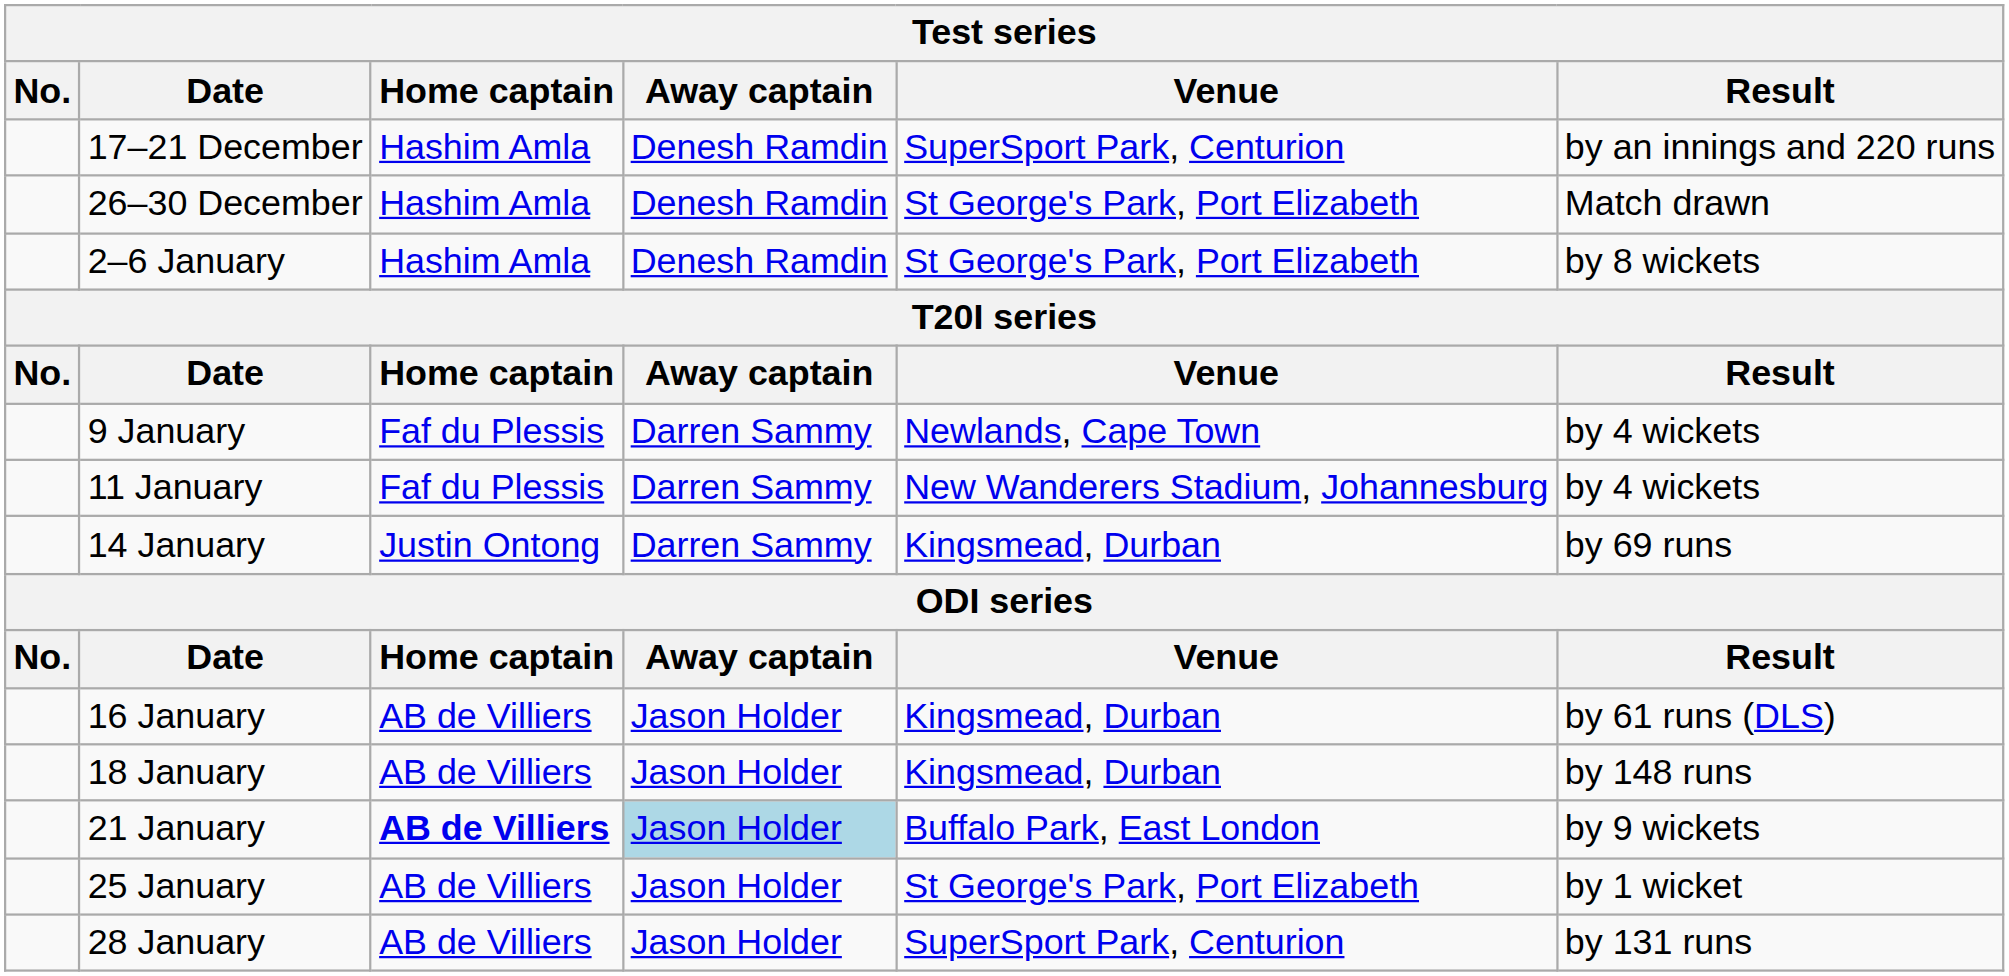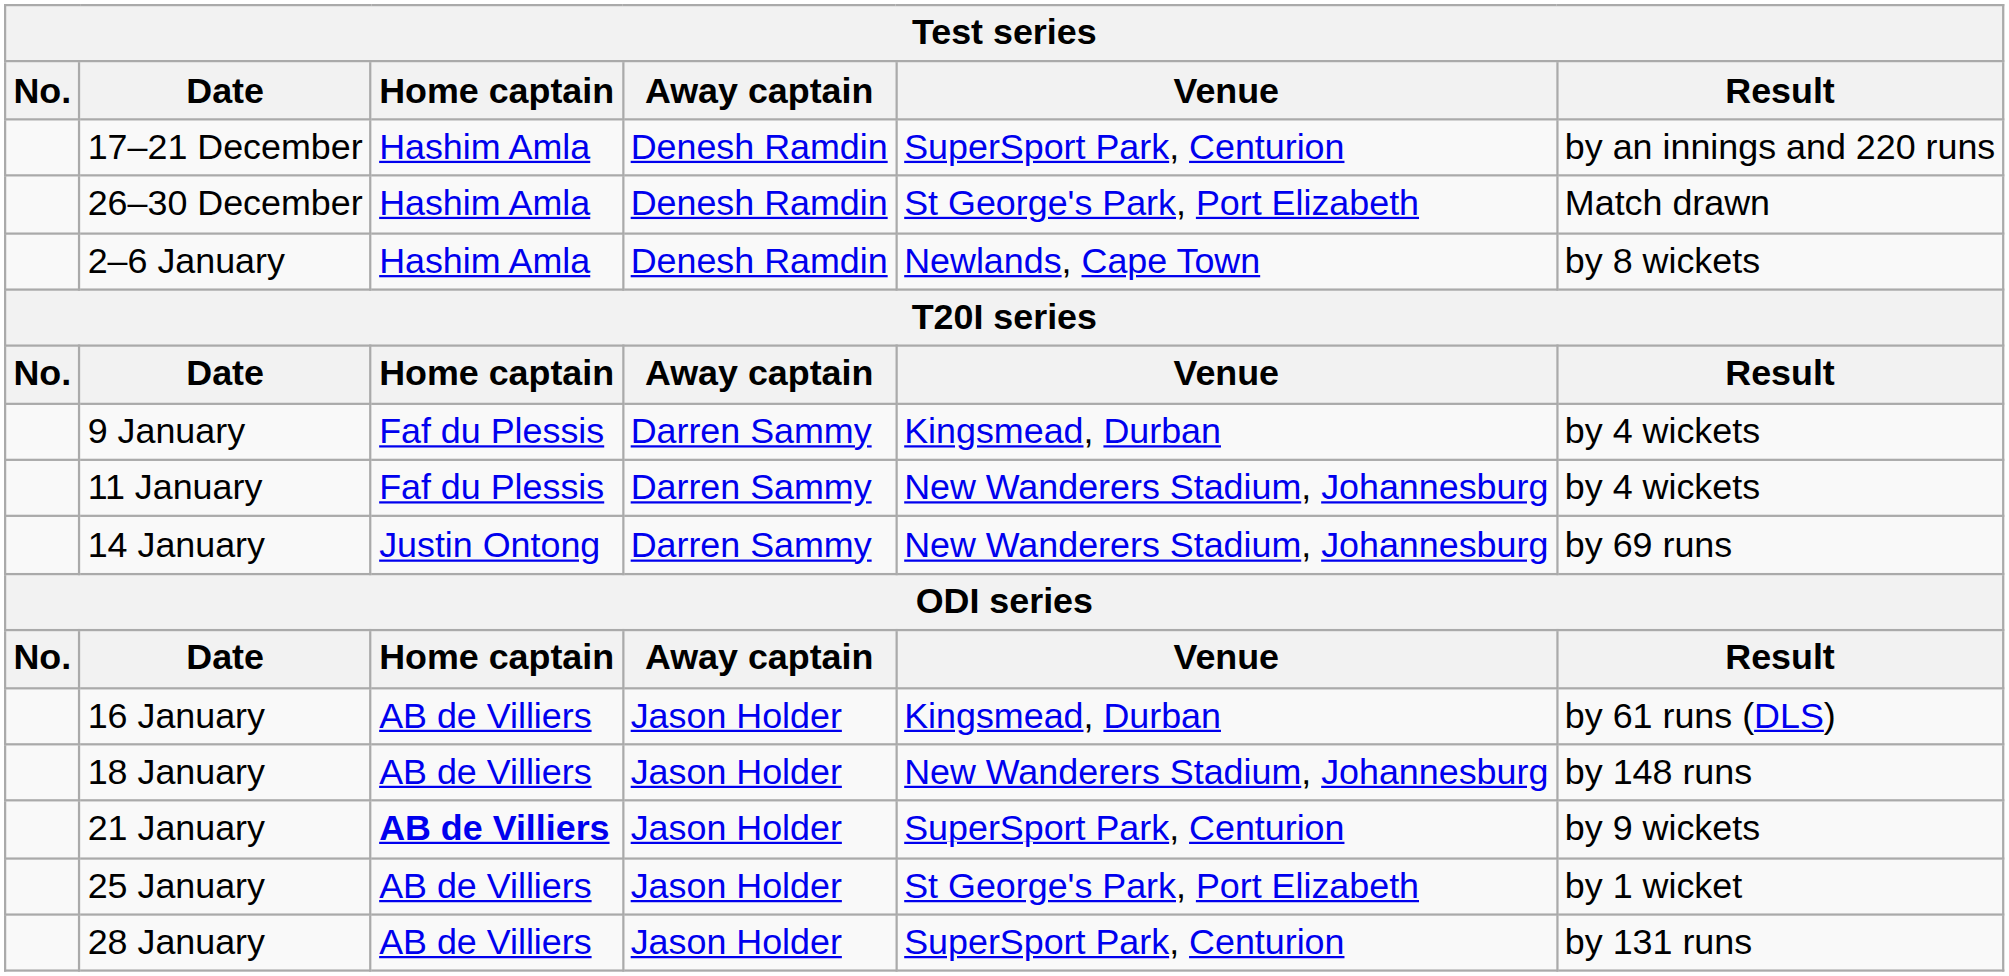(1162, 260) St George's Park, Port Elizabeth -> (1082, 260) Newlands, Cape Town
(1082, 430) Newlands, Cape Town -> (1063, 430) Kingsmead, Durban
(1063, 544) Kingsmead, Durban -> (1226, 544) New Wanderers Stadium, Johannesburg
(1063, 771) Kingsmead, Durban -> (1226, 771) New Wanderers Stadium, Johannesburg
(736, 828) lightblue background -> (736, 828) no background
(1112, 828) Buffalo Park, East London -> (1124, 828) SuperSport Park, Centurion
